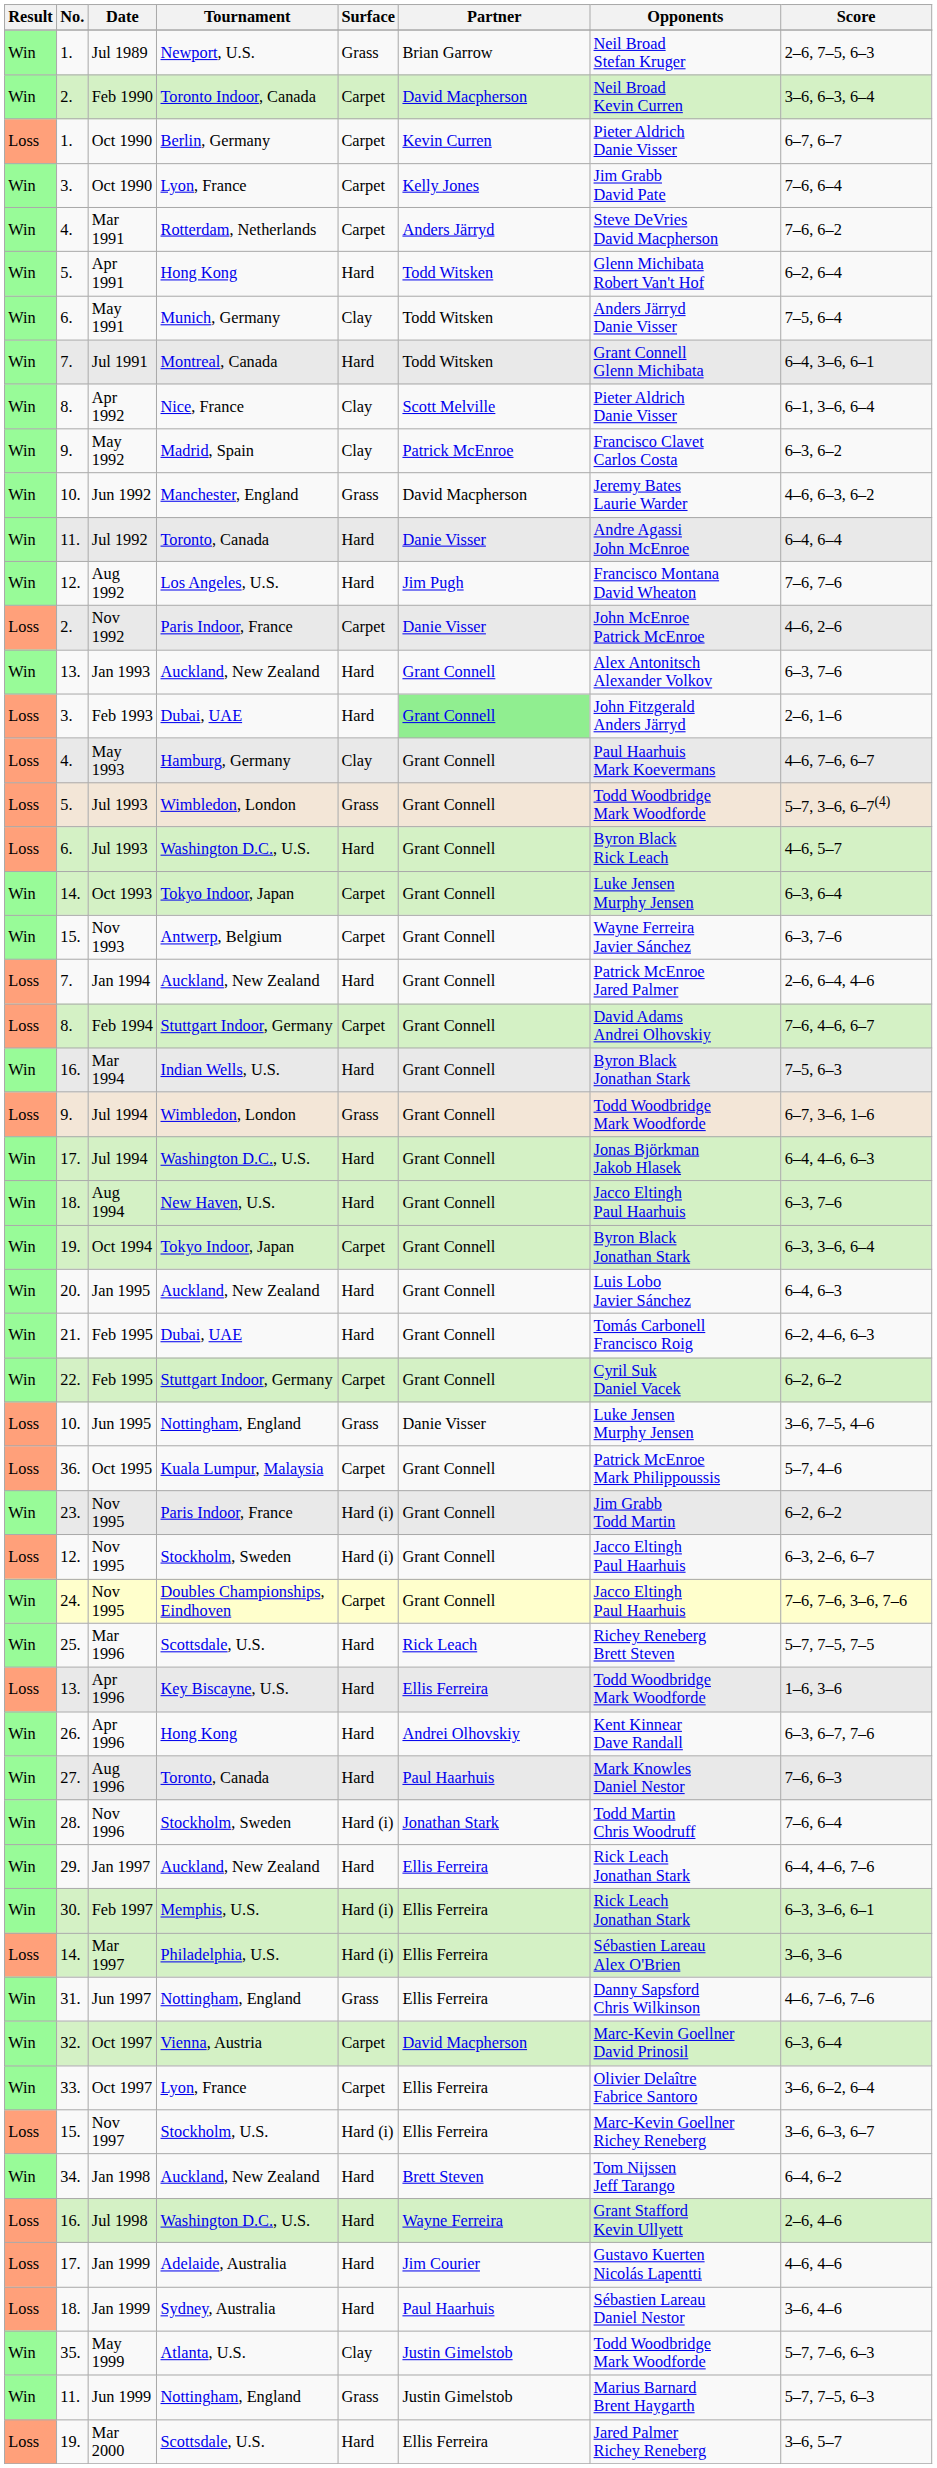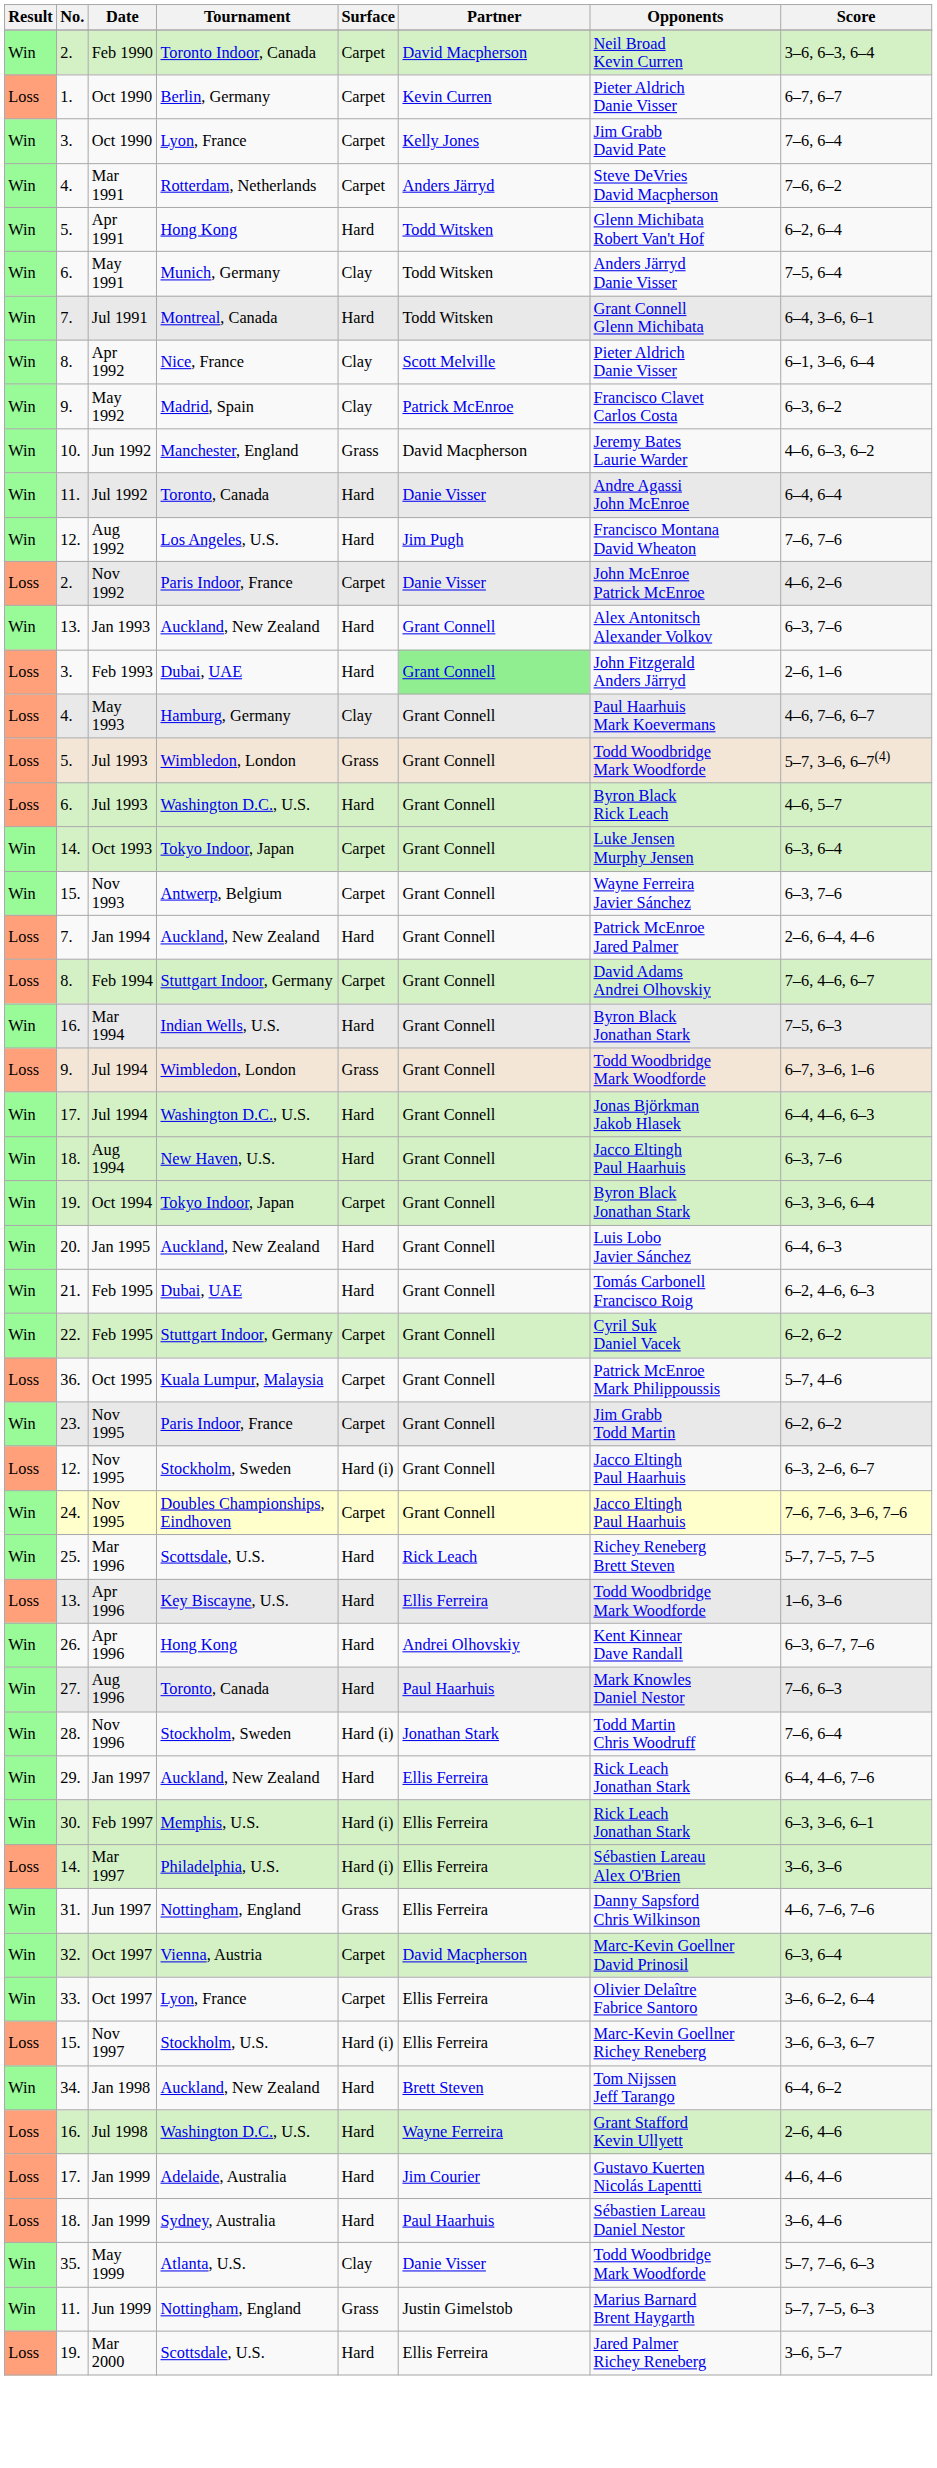- row: (120, 52)
- row: (121, 1424)
(367, 1512) Hard (i) -> (363, 1424) Carpet
(458, 2353) Justin Gimelstob -> (444, 2264) Danie Visser
